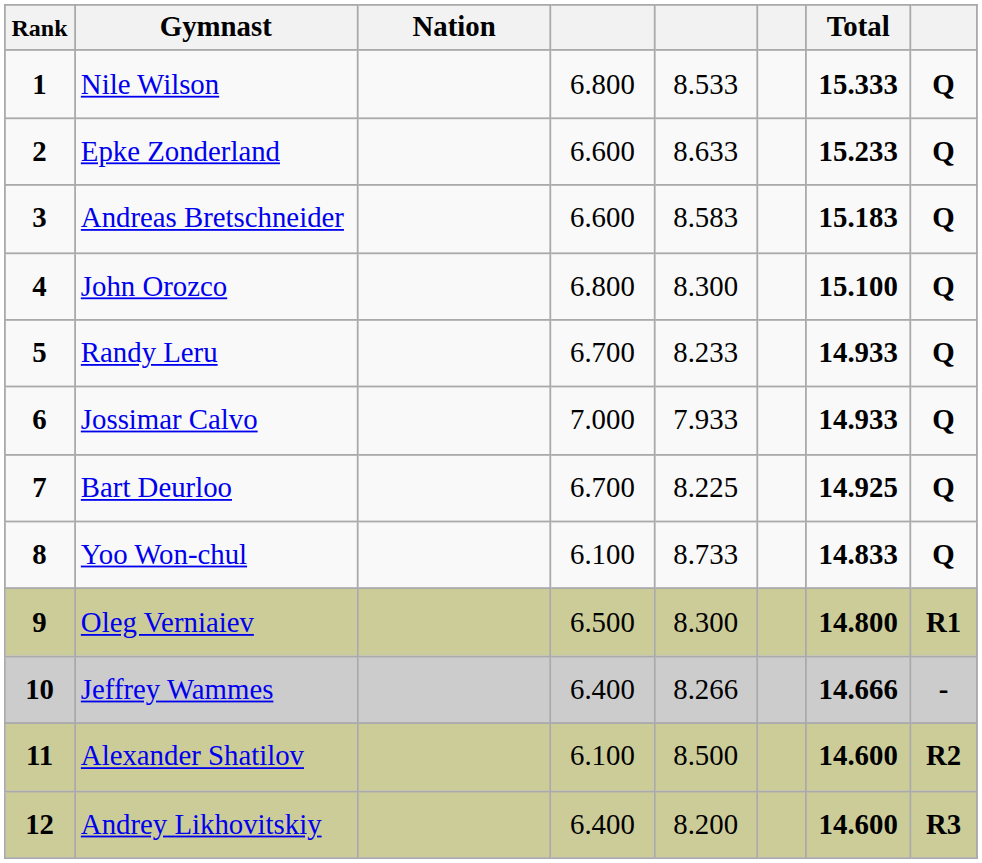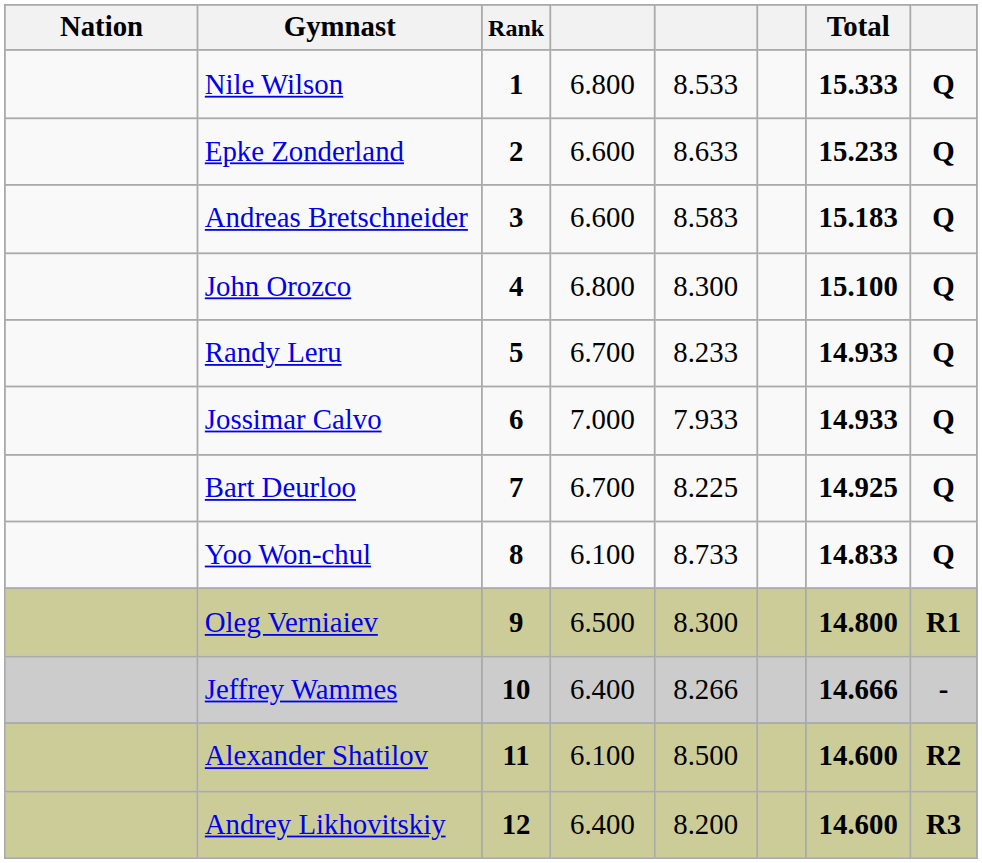columns swapped: (40, 29) <-> (454, 27)
